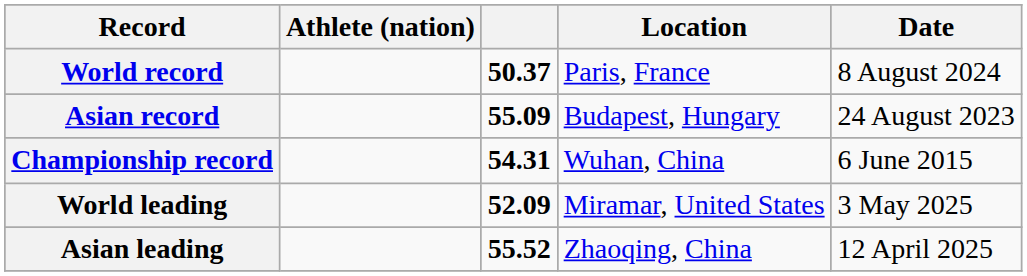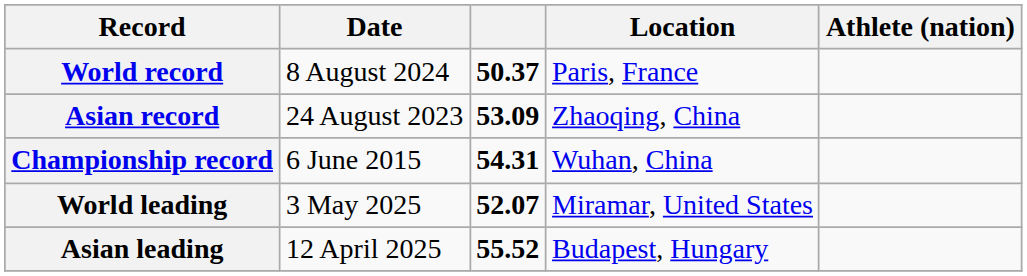columns swapped: (380, 26) <-> (926, 26)
(519, 115) 55.09 -> (508, 115) 53.09
(672, 115) Budapest, Hungary -> (646, 115) Zhaoqing, China
(519, 204) 52.09 -> (508, 204) 52.07
(658, 248) Zhaoqing, China -> (660, 248) Budapest, Hungary
